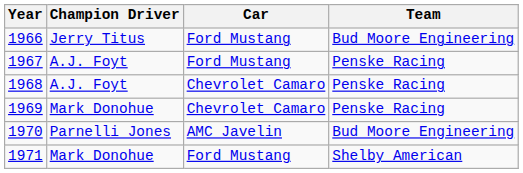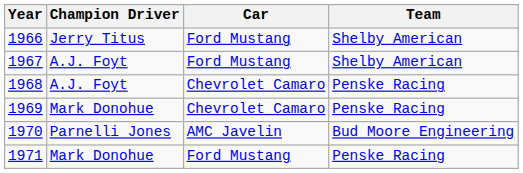(423, 40) Bud Moore Engineering -> (397, 40) Shelby American
(389, 63) Penske Racing -> (397, 63) Shelby American
(397, 157) Shelby American -> (389, 157) Penske Racing
